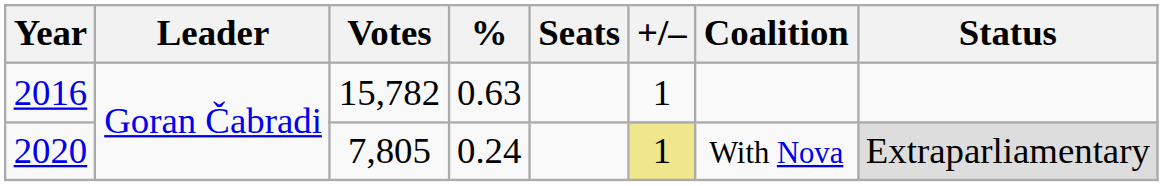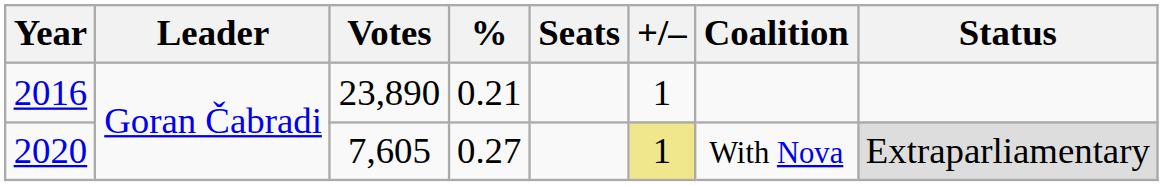(389, 92) 15,782 -> (389, 92) 23,890
(489, 92) 0.63 -> (489, 92) 0.21
(389, 150) 7,805 -> (389, 150) 7,605
(489, 150) 0.24 -> (489, 150) 0.27
